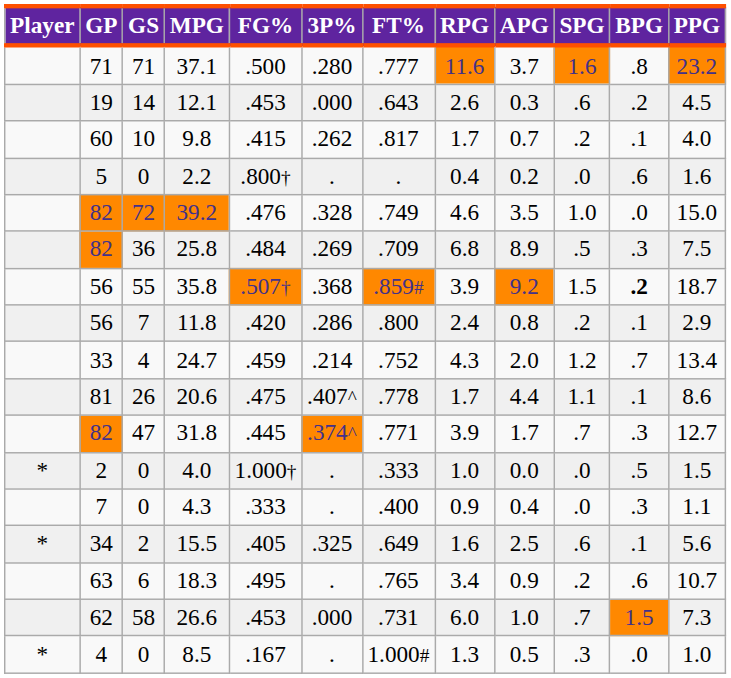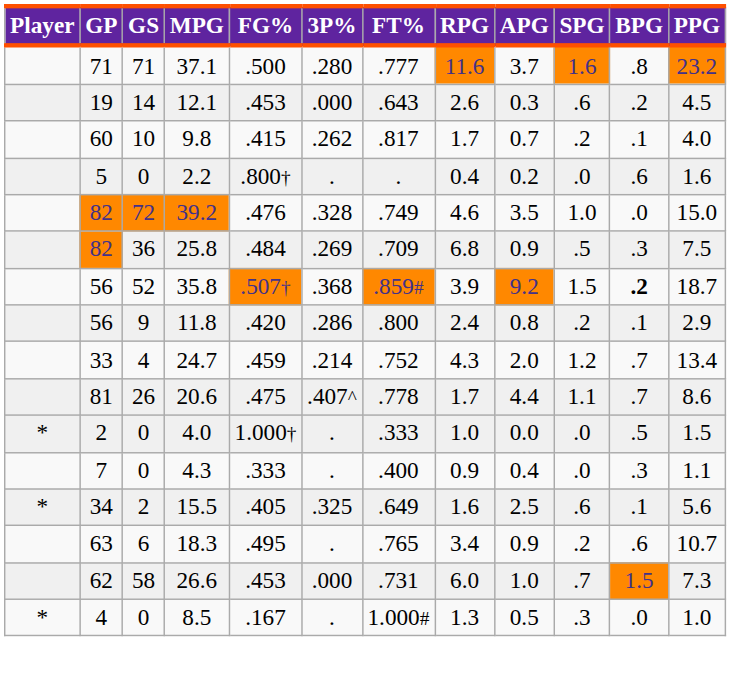(524, 249) 8.9 -> (524, 249) 0.9
(144, 286) 55 -> (144, 286) 52
(144, 323) 7 -> (144, 323) 9
(639, 396) .1 -> (639, 396) .7
- row: (197, 433)
